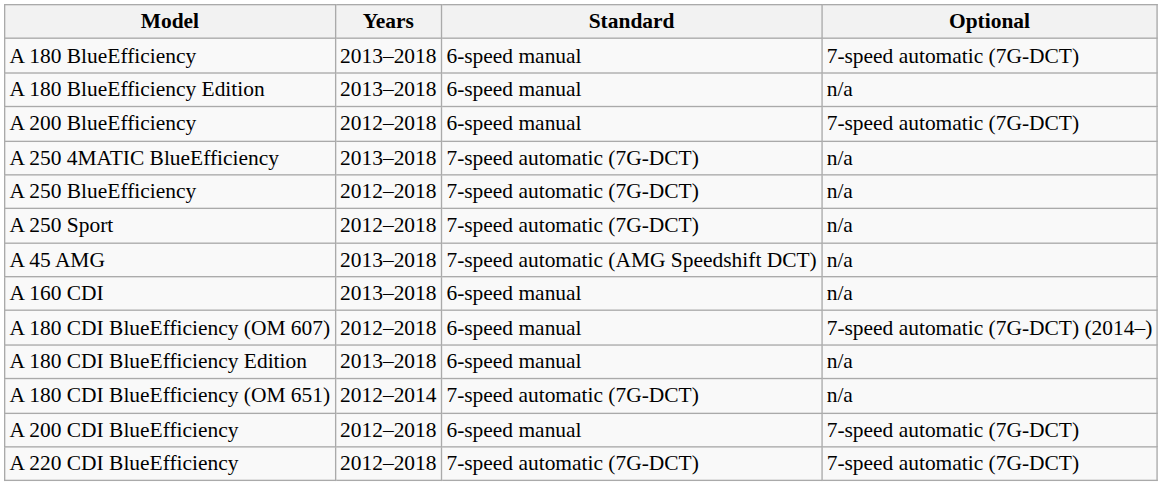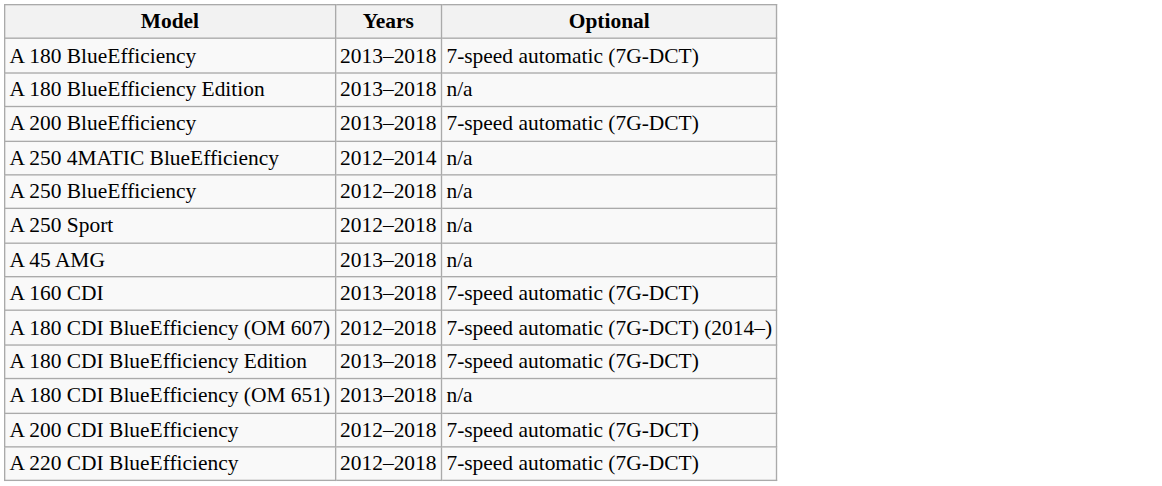- column: (632, 21)
(388, 123) 2012–2018 -> (388, 123) 2013–2018
(388, 157) 2013–2018 -> (388, 157) 2012–2014
(840, 293) n/a -> (573, 293) 7-speed automatic (7G-DCT)
(840, 361) n/a -> (573, 361) 7-speed automatic (7G-DCT)
(388, 395) 2012–2014 -> (388, 395) 2013–2018
